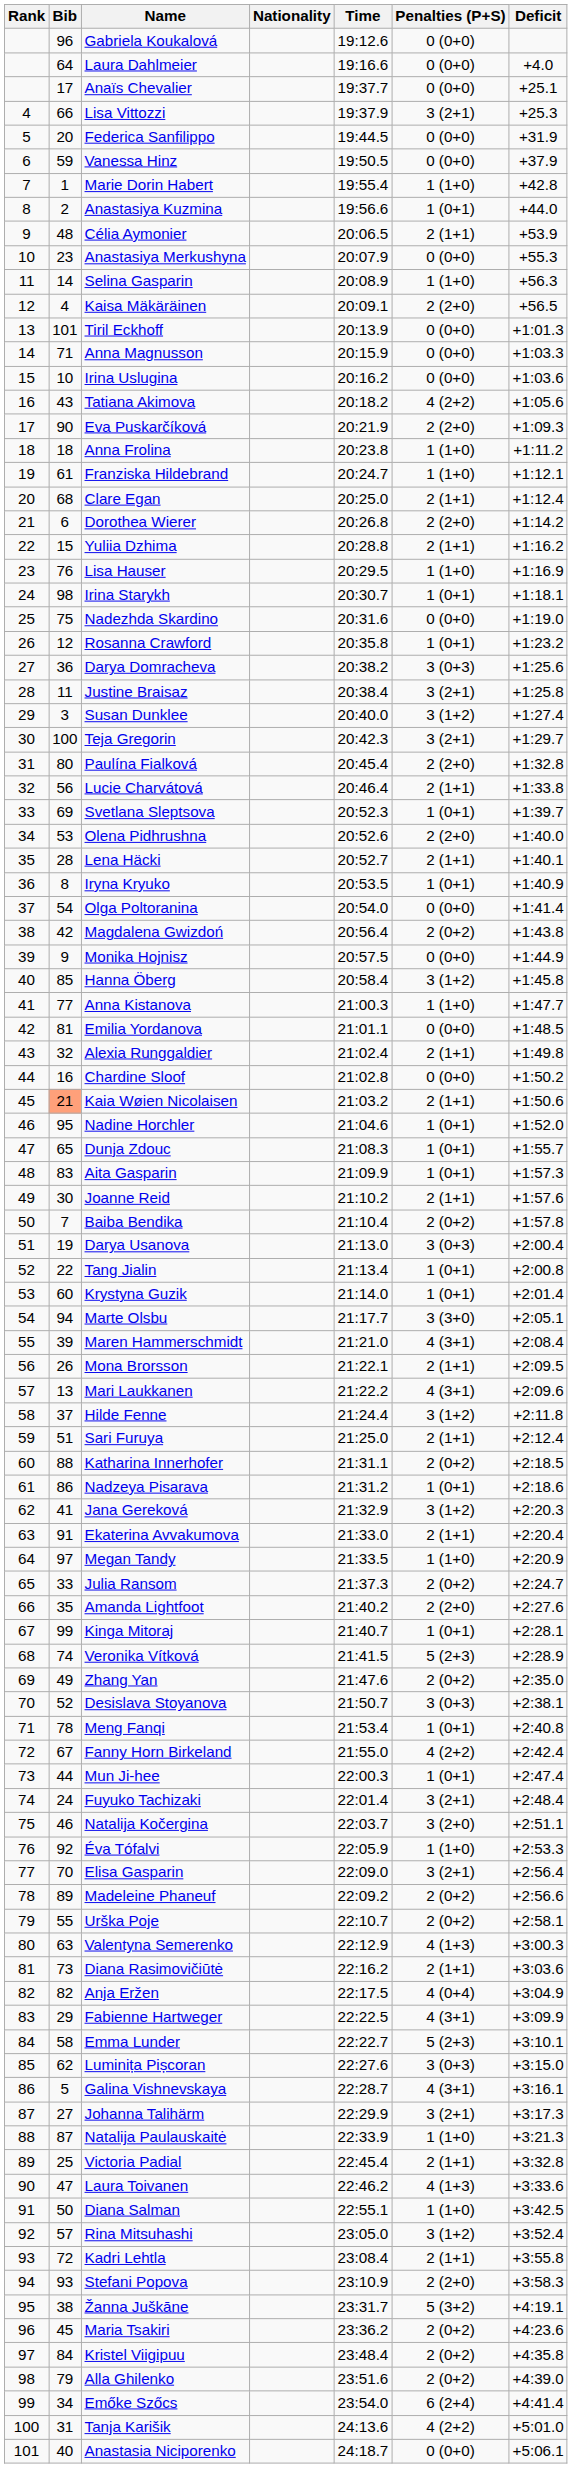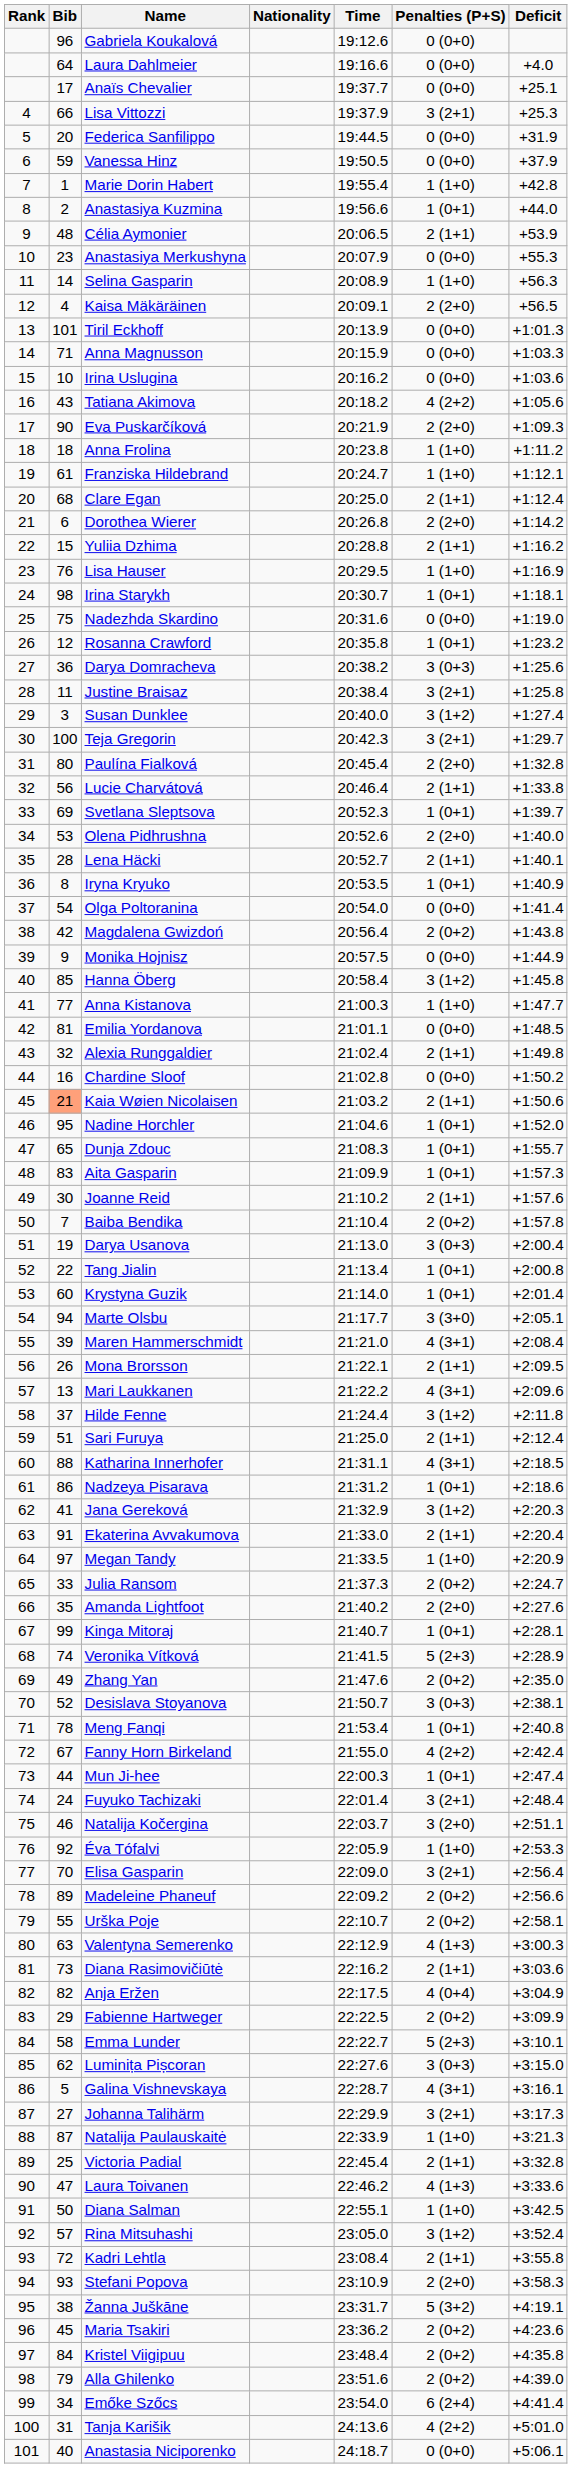(450, 1462) 2 (0+2) -> (450, 1462) 4 (3+1)
(450, 2017) 4 (3+1) -> (450, 2017) 2 (0+2)
